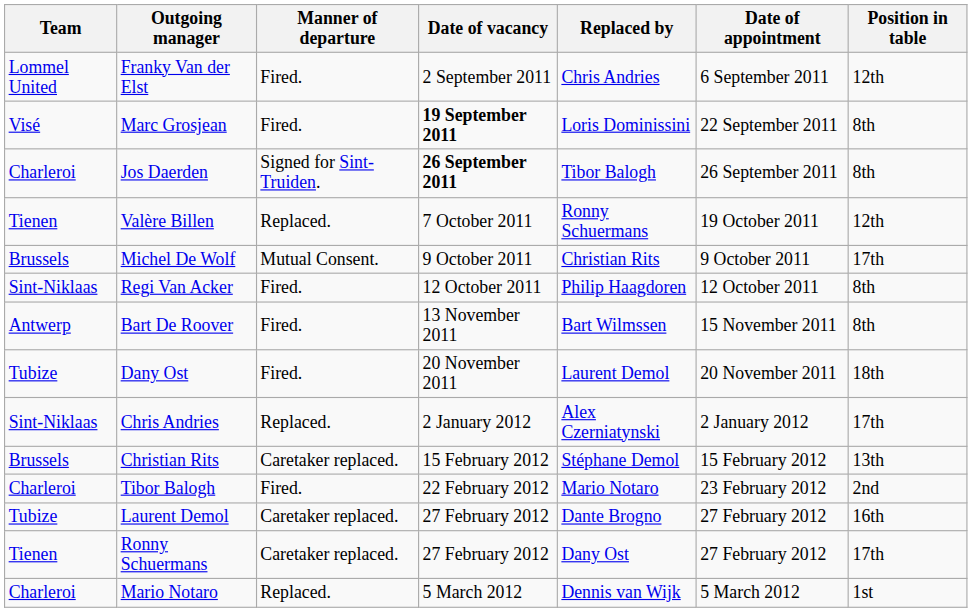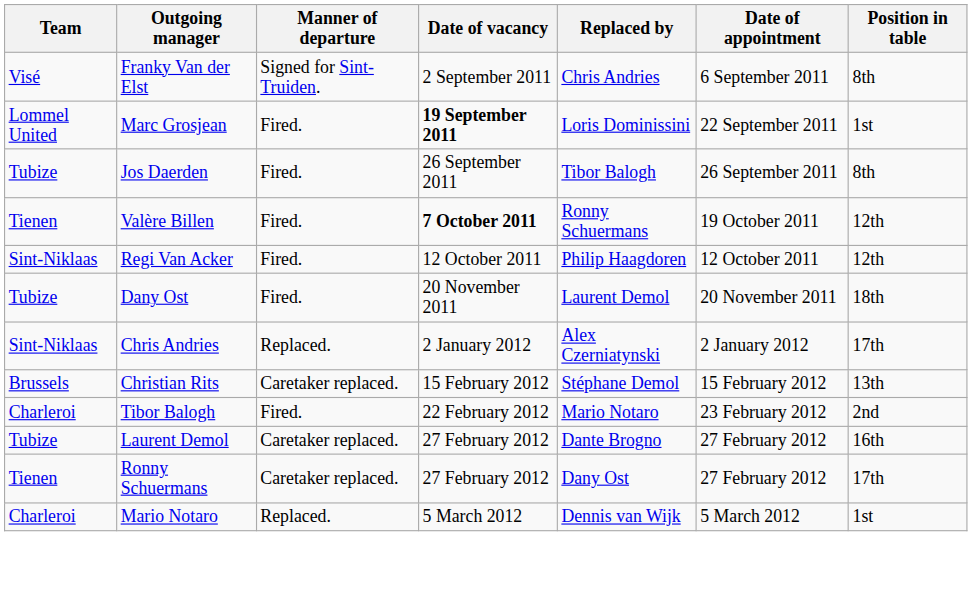(39, 76) Lommel United -> (24, 76) Visé
(281, 76) Fired. -> (317, 76) Signed for Sint-Truiden.
(868, 76) 12th -> (864, 76) 8th
(24, 124) Visé -> (39, 124) Lommel United
(864, 124) 8th -> (863, 124) 1st
(42, 173) Charleroi -> (33, 173) Tubize
(317, 173) Signed for Sint-Truiden. -> (281, 173) Fired.
(474, 173) bold -> (472, 173) normal
(296, 221) Replaced. -> (281, 221) Fired.
(478, 221) normal -> (480, 221) bold
- row: (178, 259)
(864, 287) 8th -> (868, 259) 12th
- row: (177, 325)
